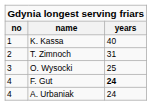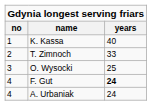(111, 54) 31 -> (111, 54) 33
